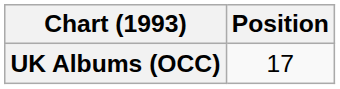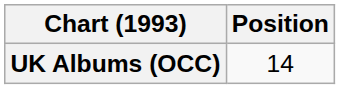(280, 63) 17 -> (280, 63) 14
